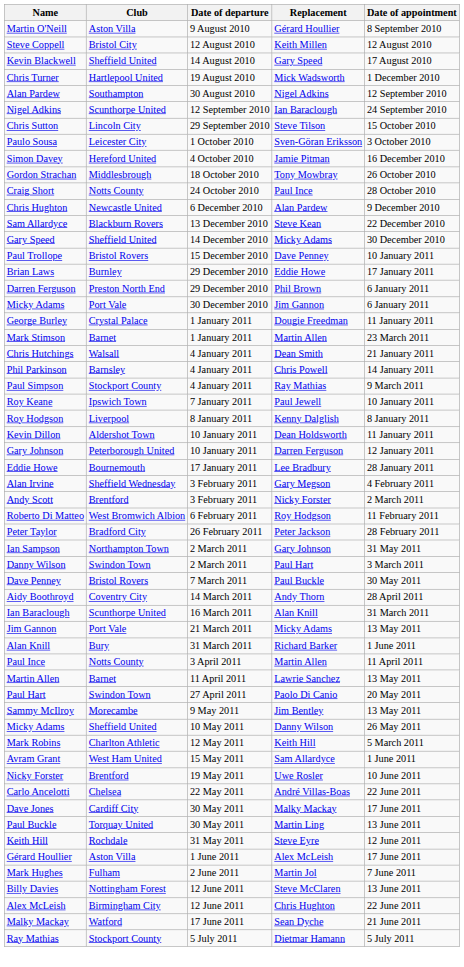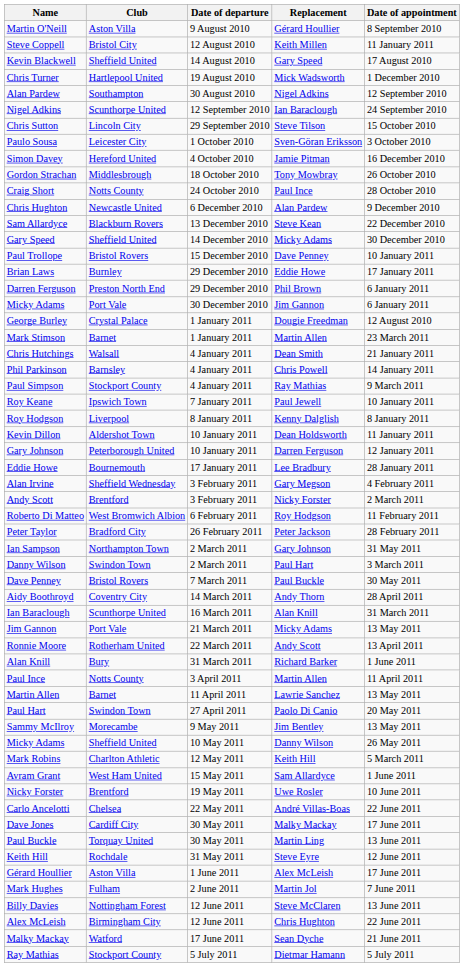(399, 45) 12 August 2010 -> (400, 45) 11 January 2011
(400, 321) 11 January 2011 -> (399, 321) 12 August 2010
+ row: (36, 645)
